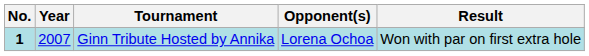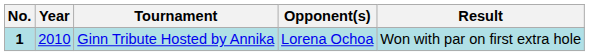(54, 39) 2007 -> (54, 39) 2010
